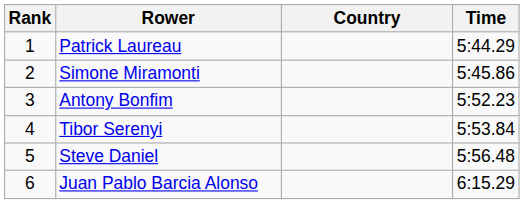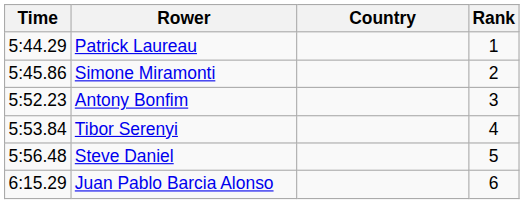columns swapped: (30, 18) <-> (486, 18)
